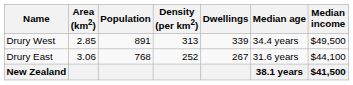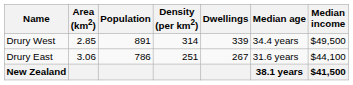(190, 41) 313 -> (190, 41) 314
(143, 56) 768 -> (143, 56) 786
(190, 56) 252 -> (190, 56) 251
